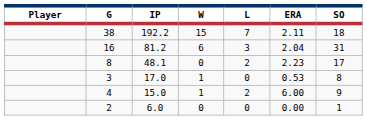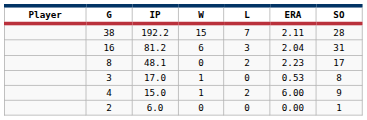(339, 33) 18 -> (339, 33) 28
